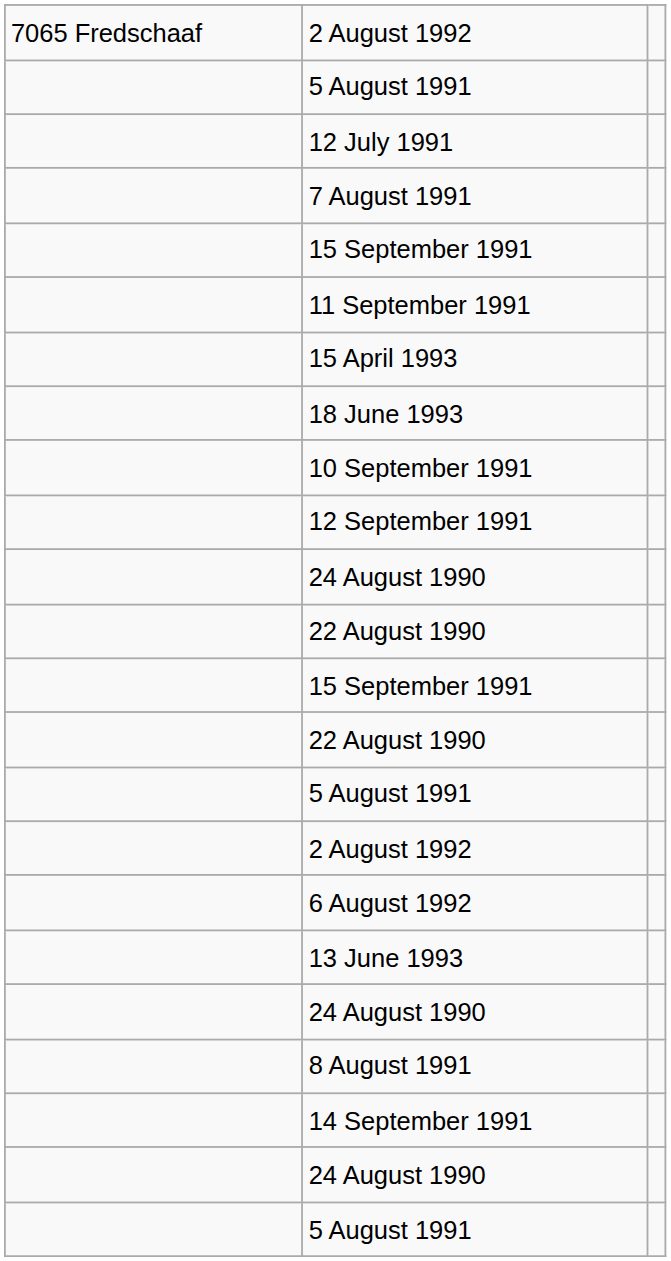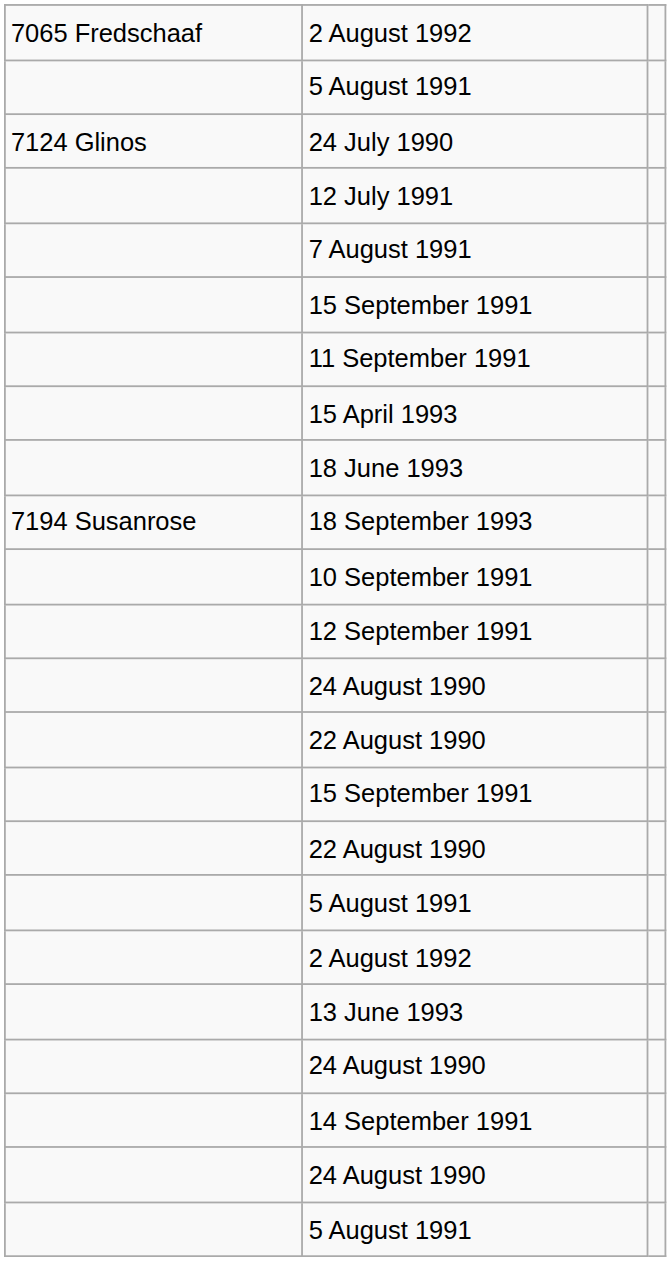+ row: (79, 141)
+ row: (104, 522)
- row: (154, 903)
- row: (154, 1066)
